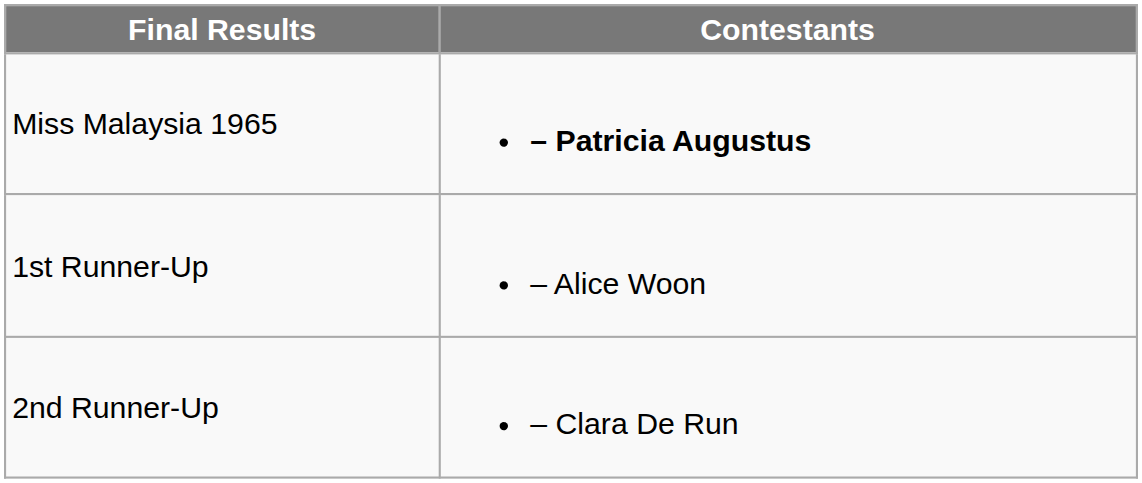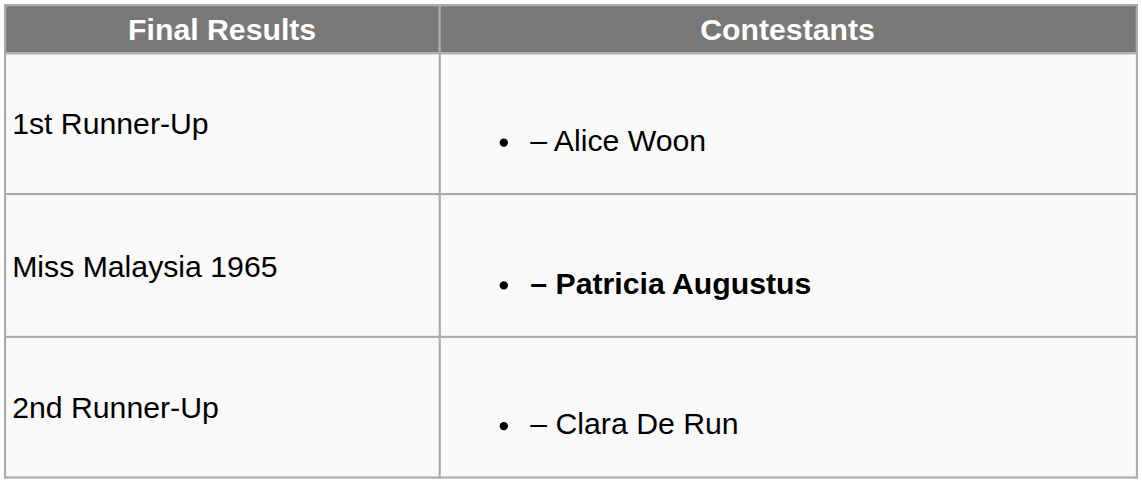rows swapped: (145, 124) <-> (110, 266)
